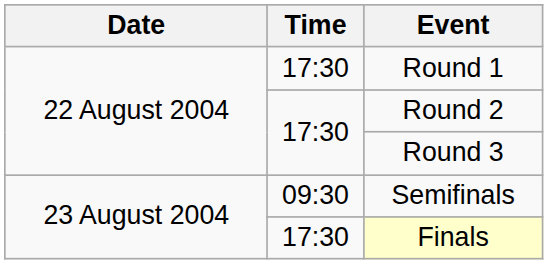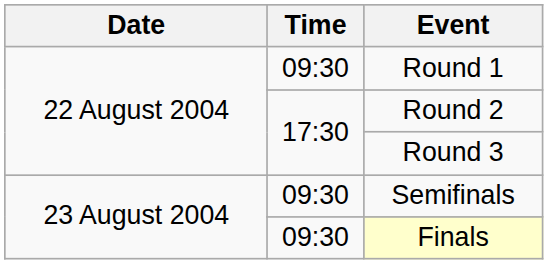(316, 68) 17:30 -> (316, 68) 09:30
(316, 237) 17:30 -> (316, 237) 09:30
